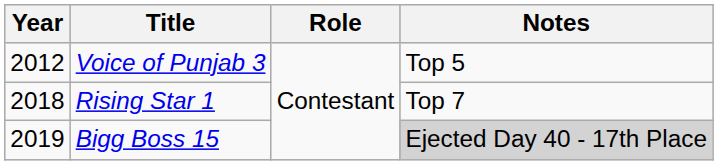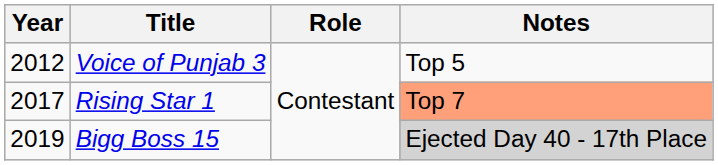(37, 100) 2018 -> (37, 100) 2017
(435, 100) no background -> (435, 100) lightsalmon background
